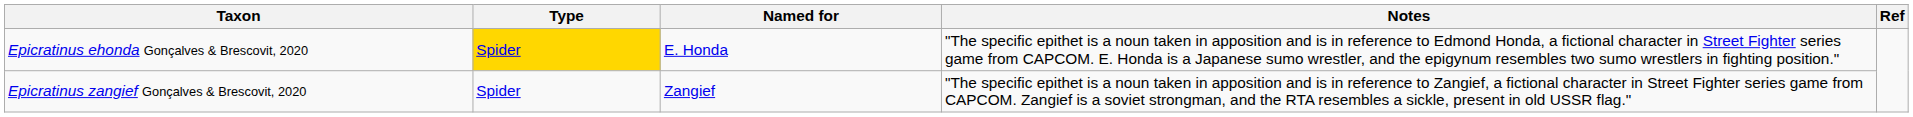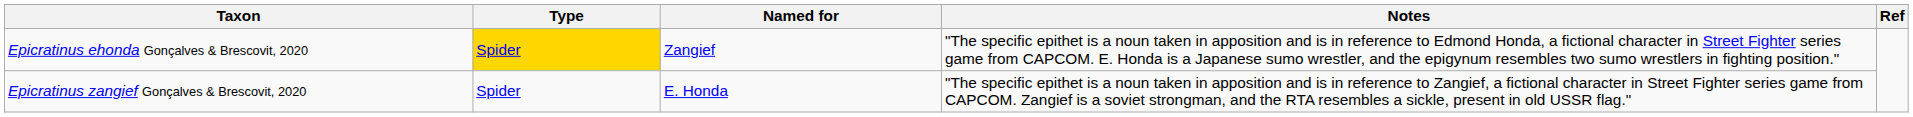(696, 49) E. Honda -> (689, 49) Zangief
(689, 91) Zangief -> (696, 91) E. Honda
